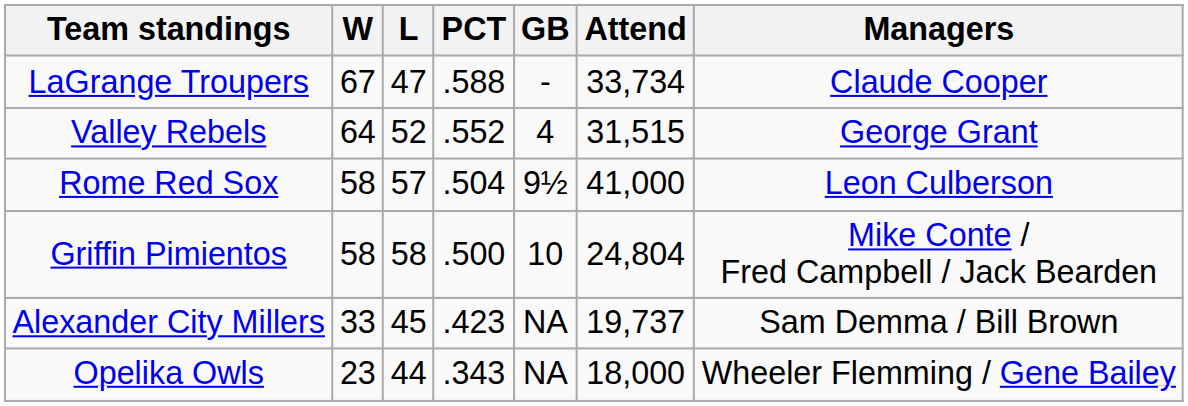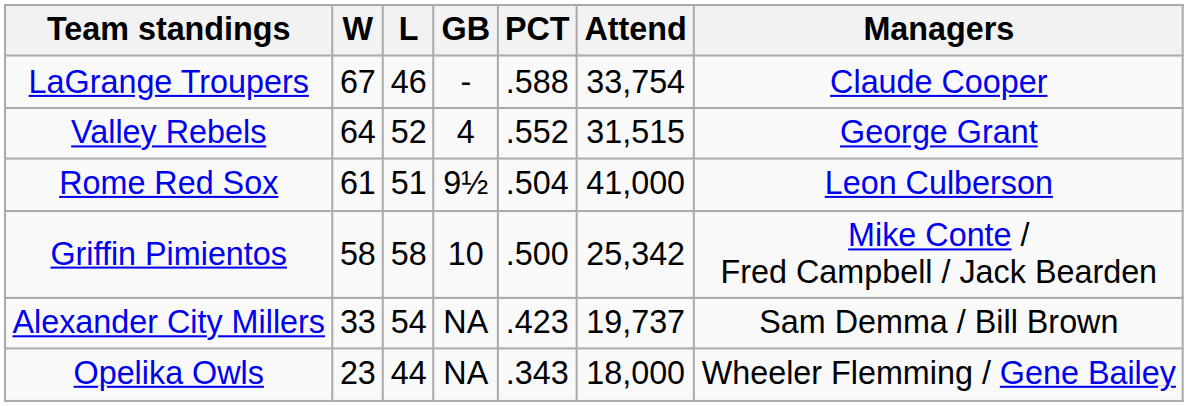columns swapped: (474, 30) <-> (545, 30)
(409, 81) 47 -> (409, 81) 46
(636, 81) 33,734 -> (636, 81) 33,754
(358, 183) 58 -> (358, 183) 61
(409, 183) 57 -> (409, 183) 51
(636, 253) 24,804 -> (636, 253) 25,342
(409, 322) 45 -> (409, 322) 54
